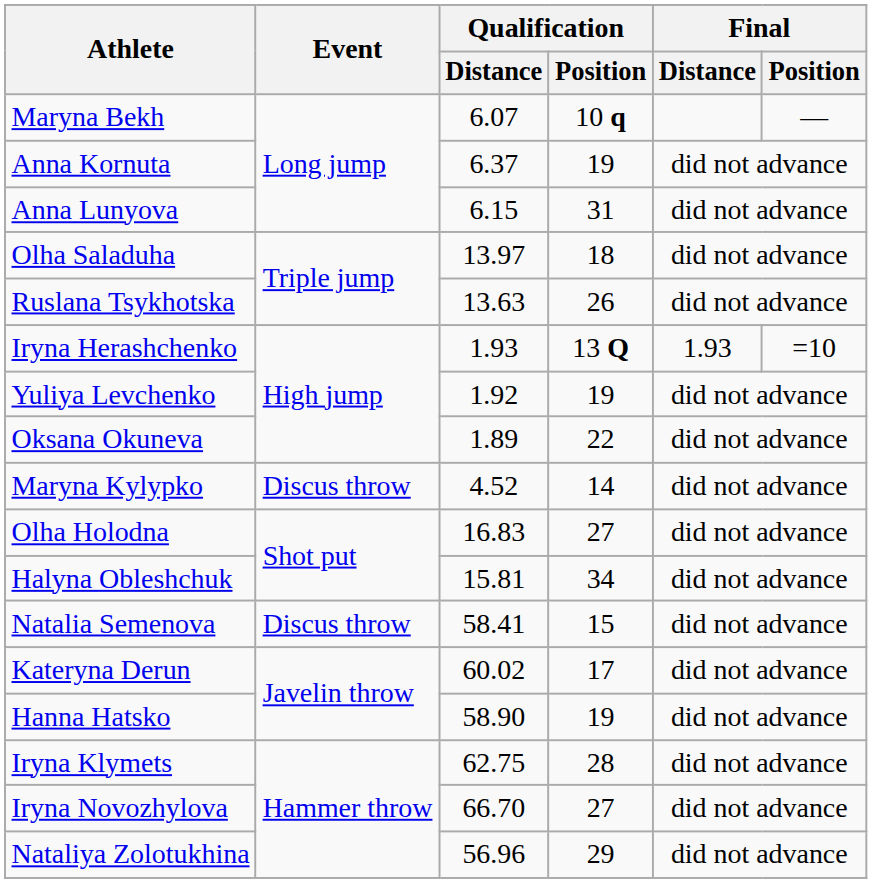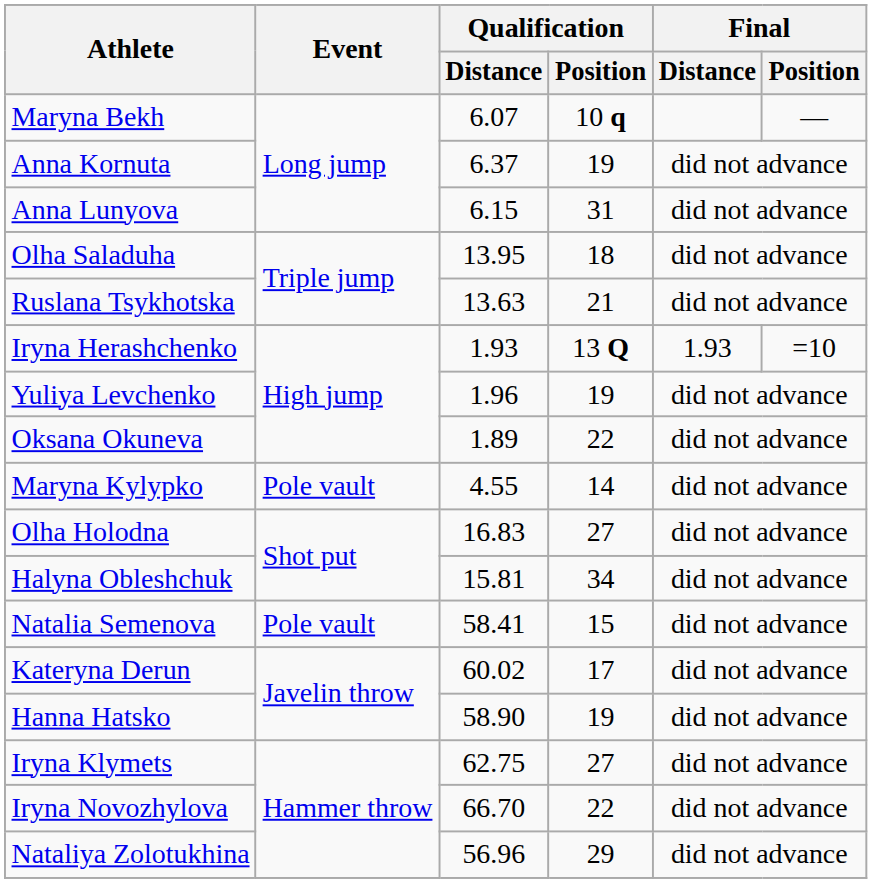(494, 255) 13.97 -> (494, 255) 13.95
(601, 301) 26 -> (601, 301) 21
(494, 394) 1.92 -> (494, 394) 1.96
(337, 486) Discus throw -> (319, 486) Pole vault
(494, 486) 4.52 -> (494, 486) 4.55
(337, 624) Discus throw -> (319, 624) Pole vault
(601, 762) 28 -> (601, 762) 27
(601, 808) 27 -> (601, 808) 22
